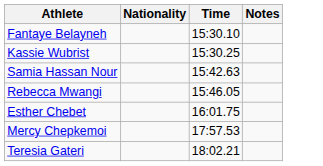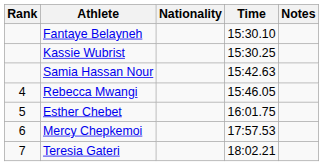+ column: (22, 14)
